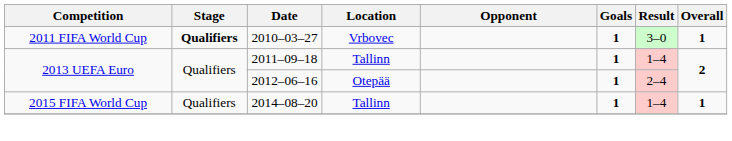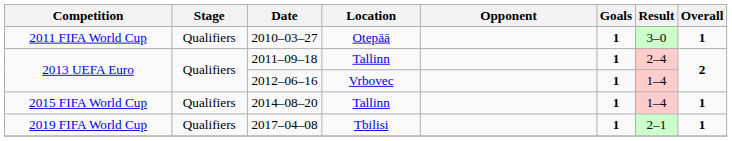(209, 37) bold -> (209, 37) normal
(371, 37) Vrbovec -> (371, 37) Otepää
(656, 59) 1–4 -> (656, 59) 2–4
(371, 81) Otepää -> (371, 81) Vrbovec
(656, 81) 2–4 -> (656, 81) 1–4
+ row: (284, 125)
